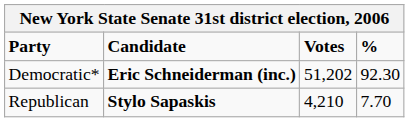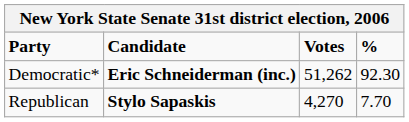(328, 74) 51,202 -> (328, 74) 51,262
(324, 102) 4,210 -> (324, 102) 4,270
